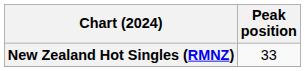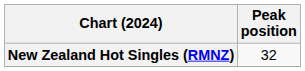(269, 54) 33 -> (269, 54) 32
